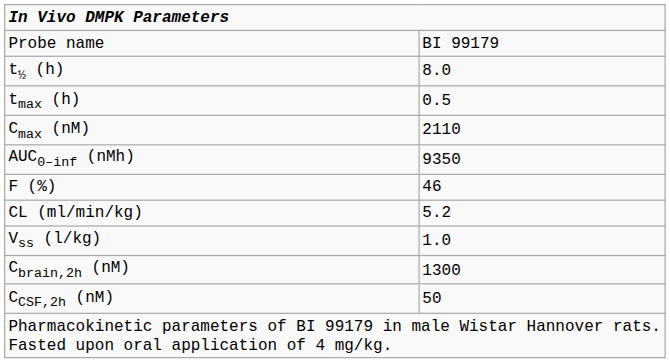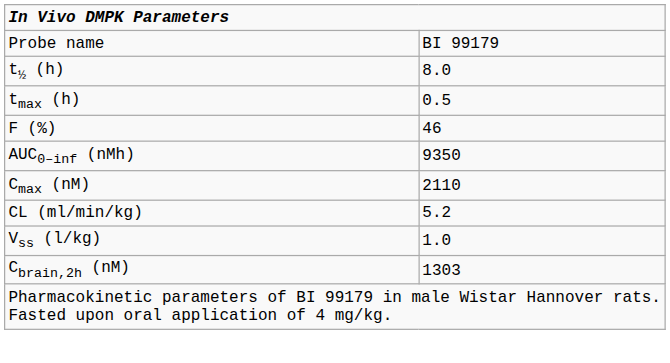rows swapped: (49, 130) <-> (32, 187)
(442, 270) 1300 -> (442, 270) 1303
- row: (61, 299)
